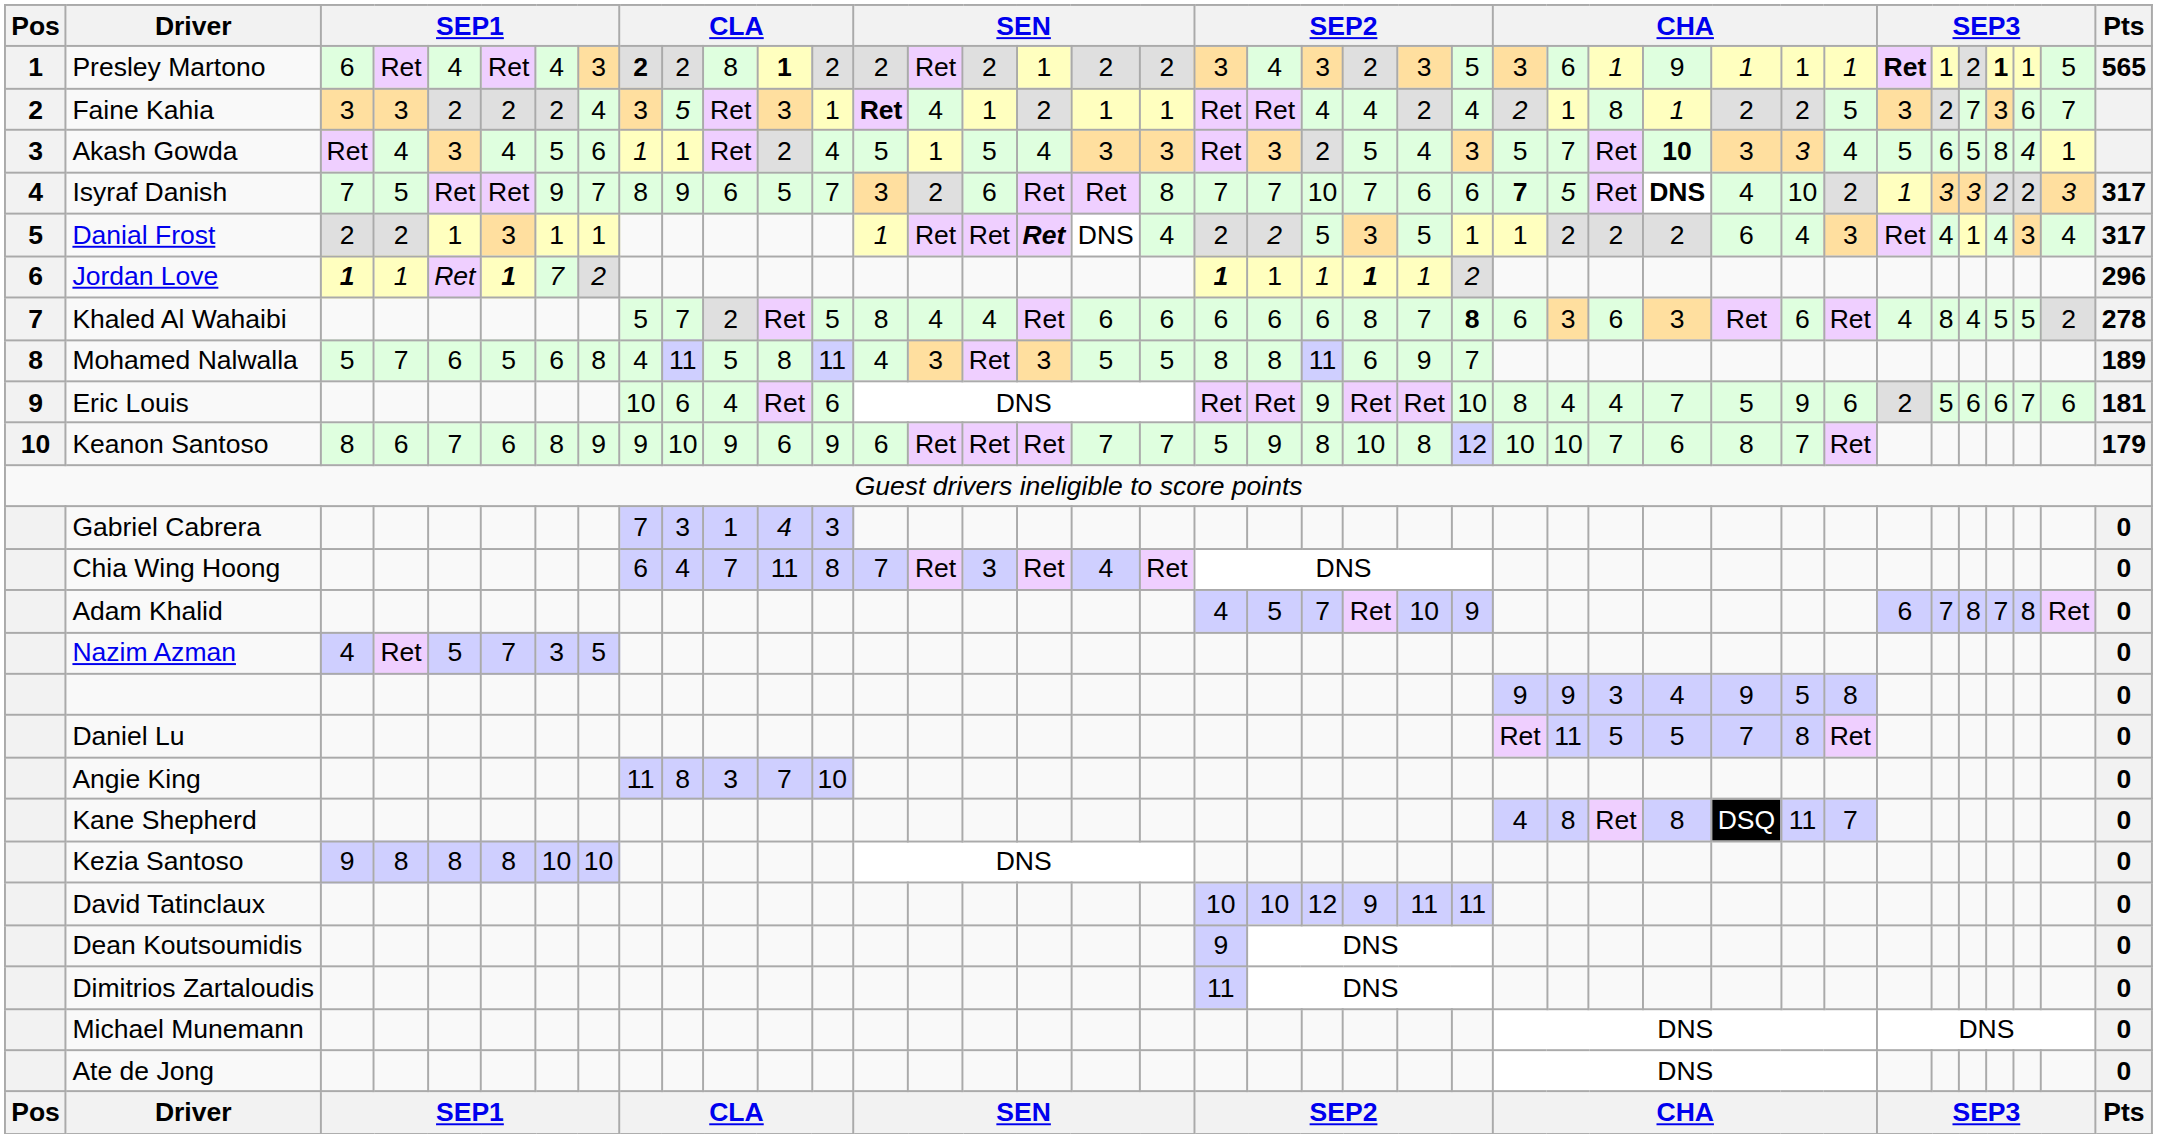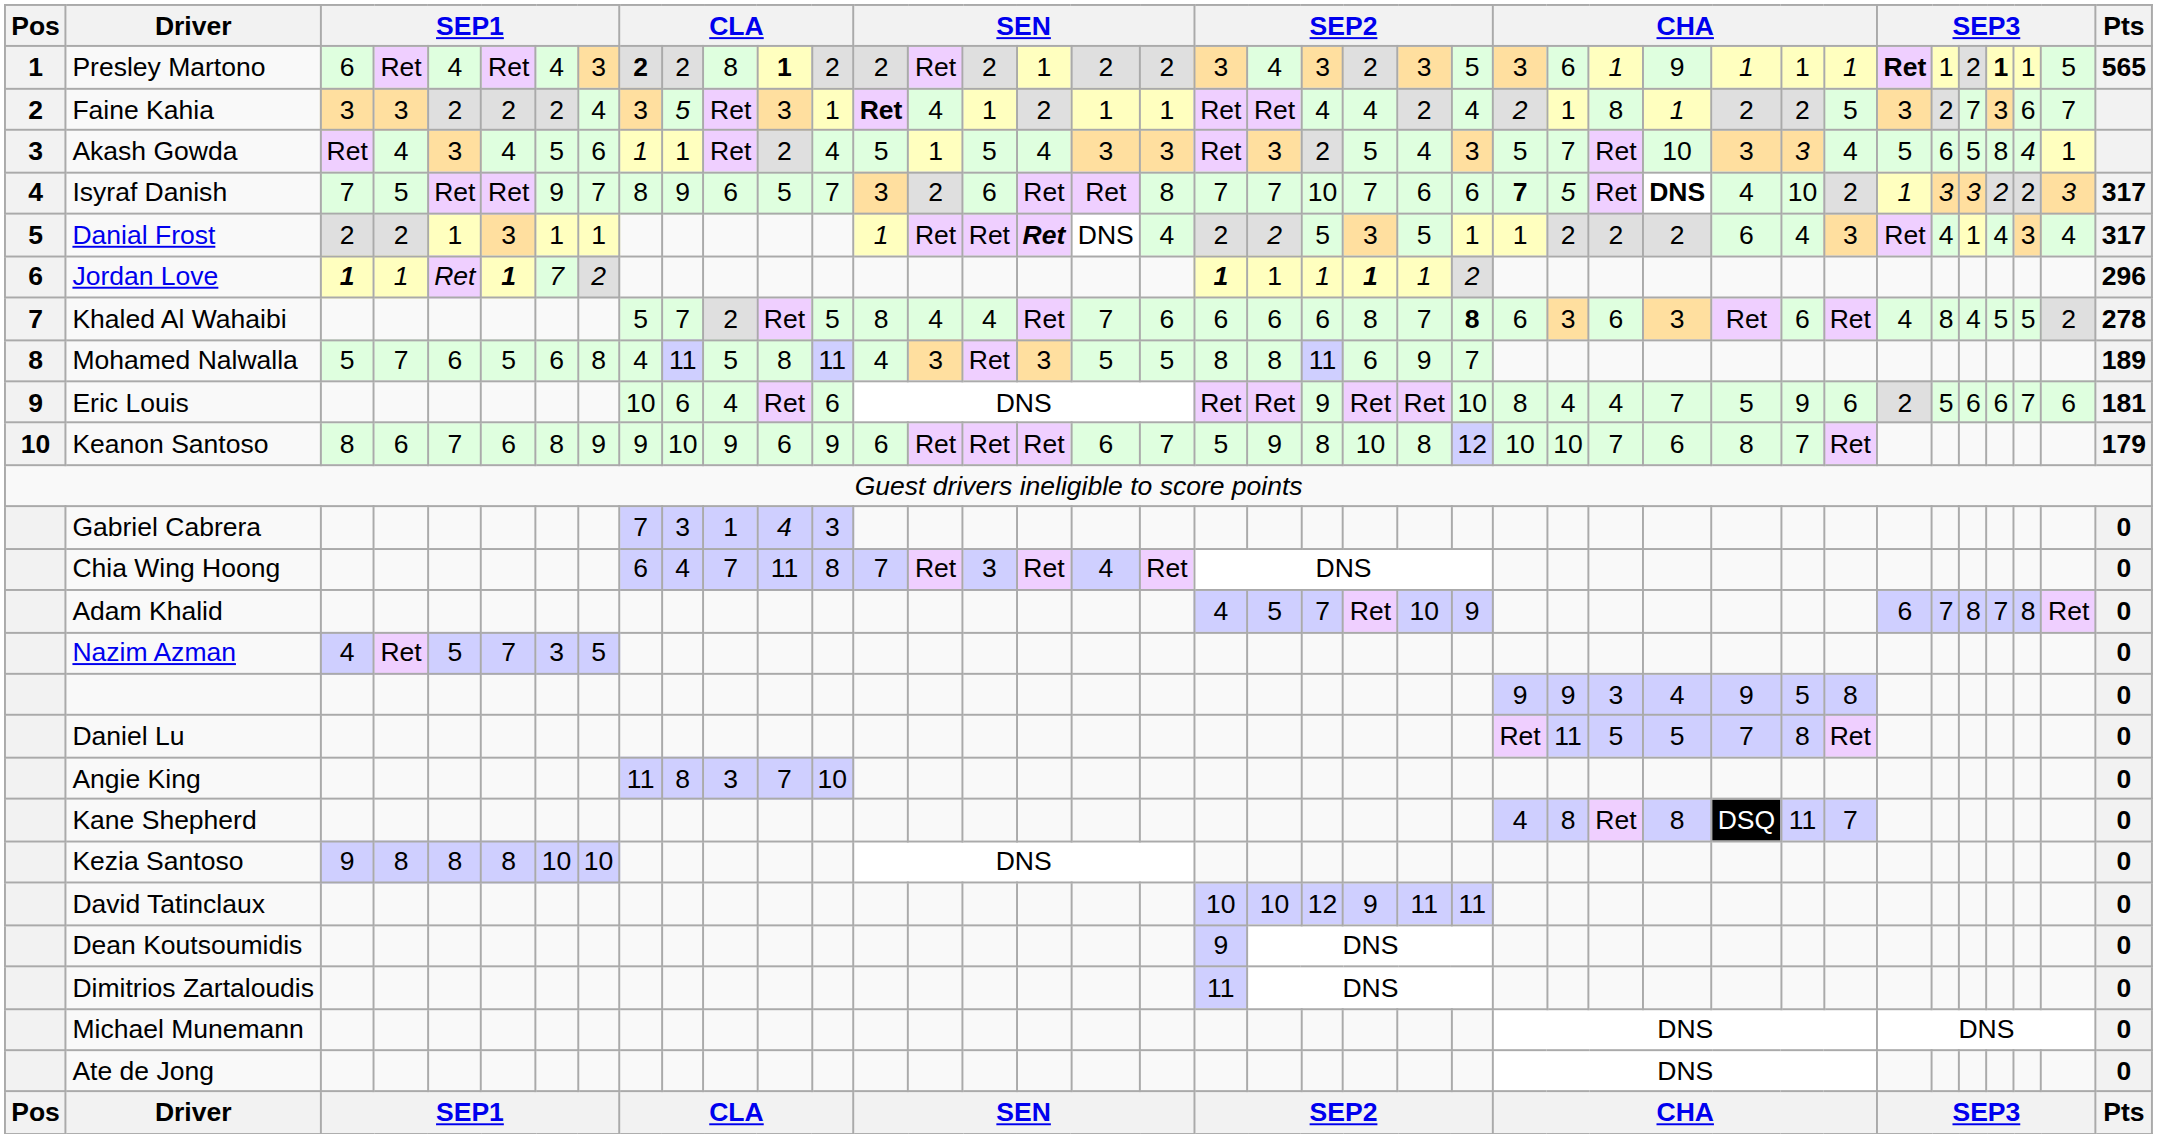(1677, 151) bold -> (1677, 151) normal
(1106, 318) 6 -> (1106, 318) 7
(1106, 444) 7 -> (1106, 444) 6
